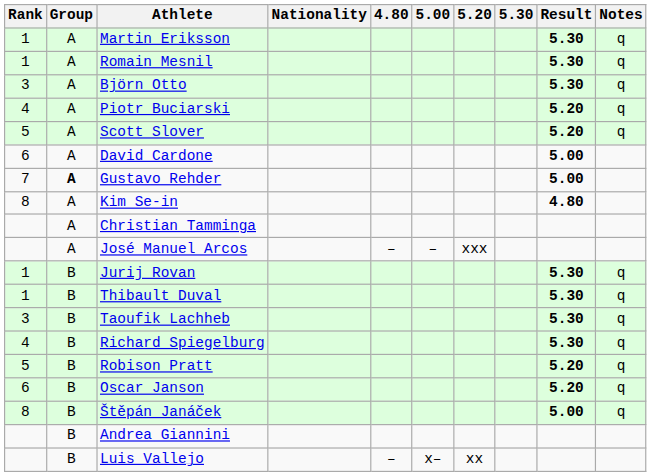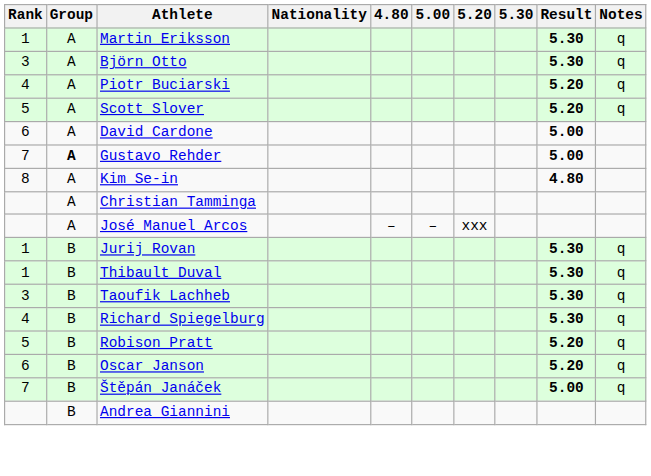- row: (156, 63)
(25, 413) 8 -> (25, 390) 7
- row: (152, 460)
